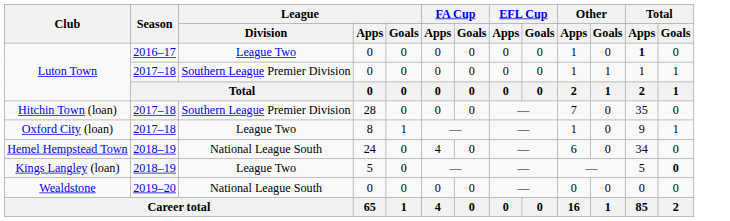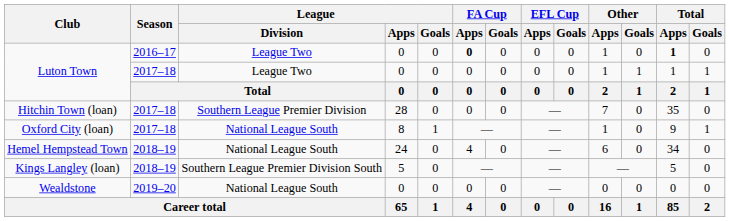(438, 52) normal -> (469, 52) bold
(266, 71) Southern League Premier Division -> (282, 71) League Two
(266, 129) League Two -> (282, 129) National League South
(266, 168) League Two -> (282, 168) Southern League Premier Division South
(676, 168) bold -> (707, 168) normal
